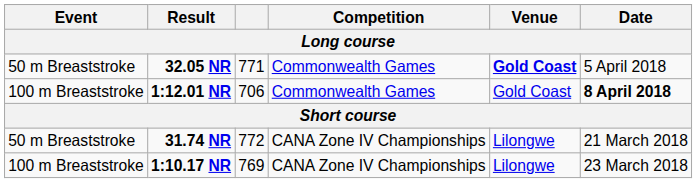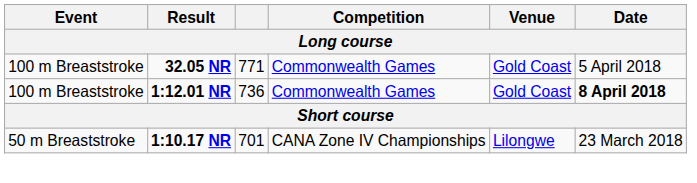(72, 67) 50 m Breaststroke -> (76, 67) 100 m Breaststroke
(535, 67) bold -> (532, 67) normal
(251, 91) 706 -> (251, 91) 736
- row: (198, 141)
(76, 166) 100 m Breaststroke -> (72, 141) 50 m Breaststroke
(251, 166) 769 -> (251, 141) 701
